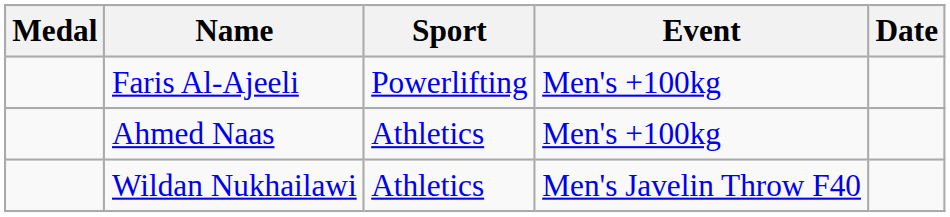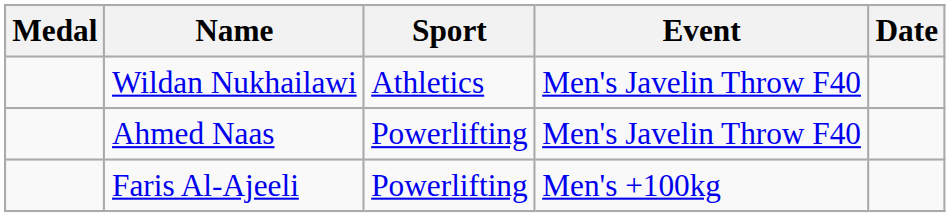rows swapped: (205, 82) <-> (234, 185)
(428, 133) Athletics -> (449, 133) Powerlifting
(632, 133) Men's +100kg -> (702, 133) Men's Javelin Throw F40
